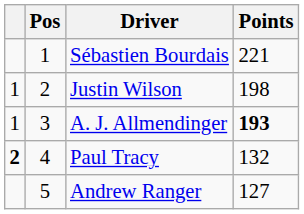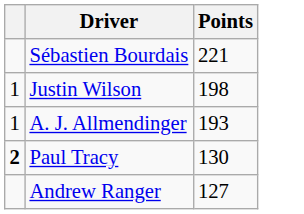- column: (45, 21)
(254, 123) bold -> (213, 123) normal
(254, 158) 132 -> (213, 158) 130
